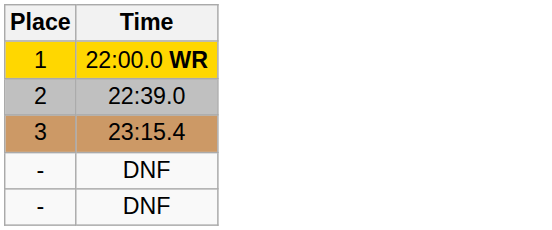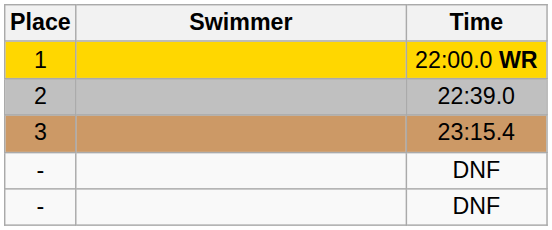+ column: (241, 22)
